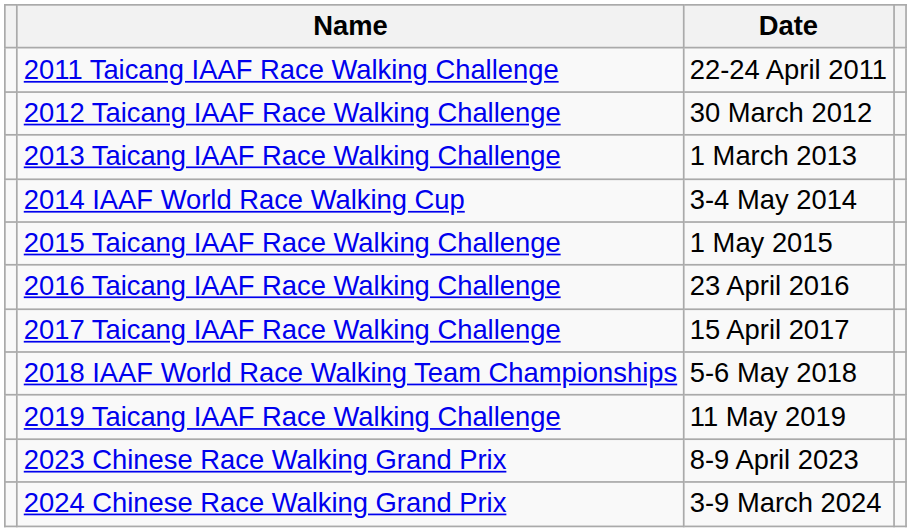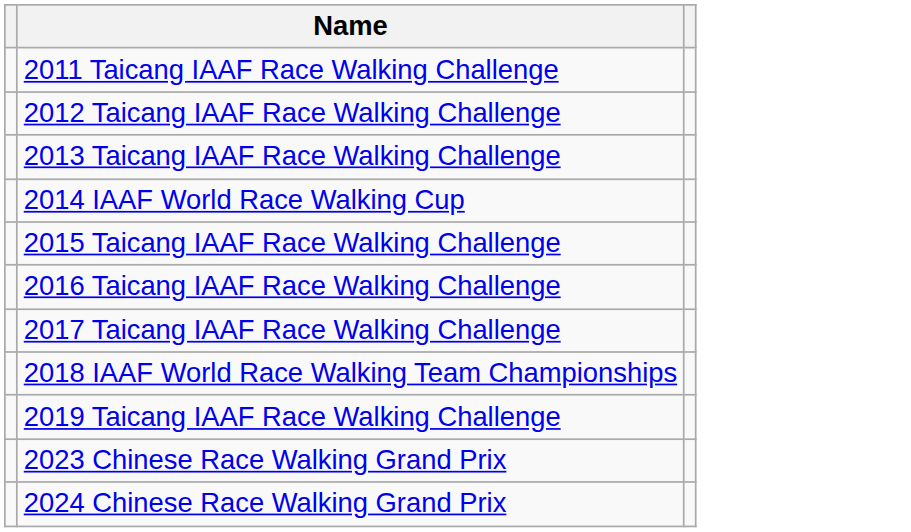- column: (788, 26)
